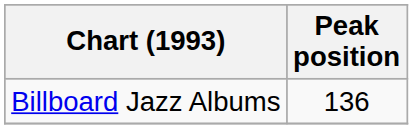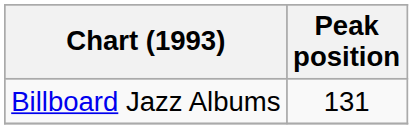(347, 100) 136 -> (347, 100) 131
